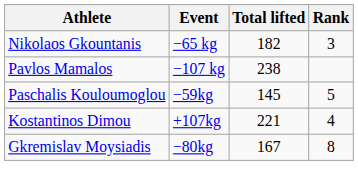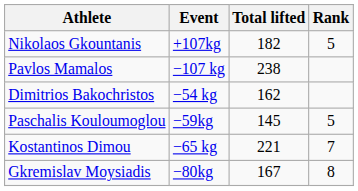(195, 43) −65 kg -> (197, 43) +107kg
(331, 43) 3 -> (331, 43) 5
+ row: (81, 95)
(197, 121) +107kg -> (195, 147) −65 kg
(331, 121) 4 -> (331, 147) 7
